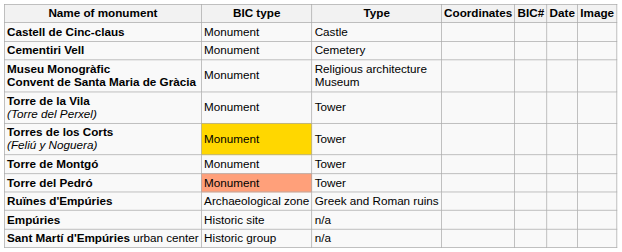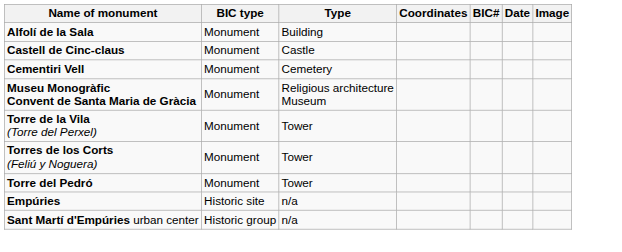+ row: (50, 32)
(232, 139) gold background -> (232, 157) no background
- row: (53, 164)
(232, 182) lightsalmon background -> (232, 182) no background
- row: (60, 201)
